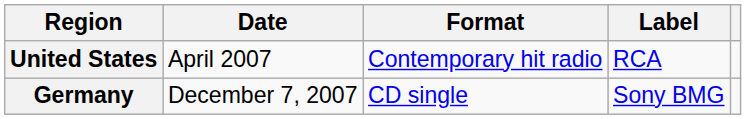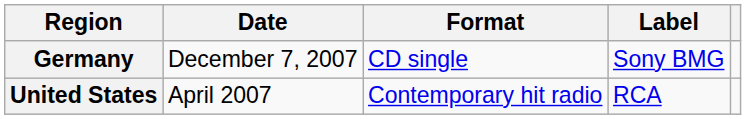rows swapped: (84, 59) <-> (84, 95)
